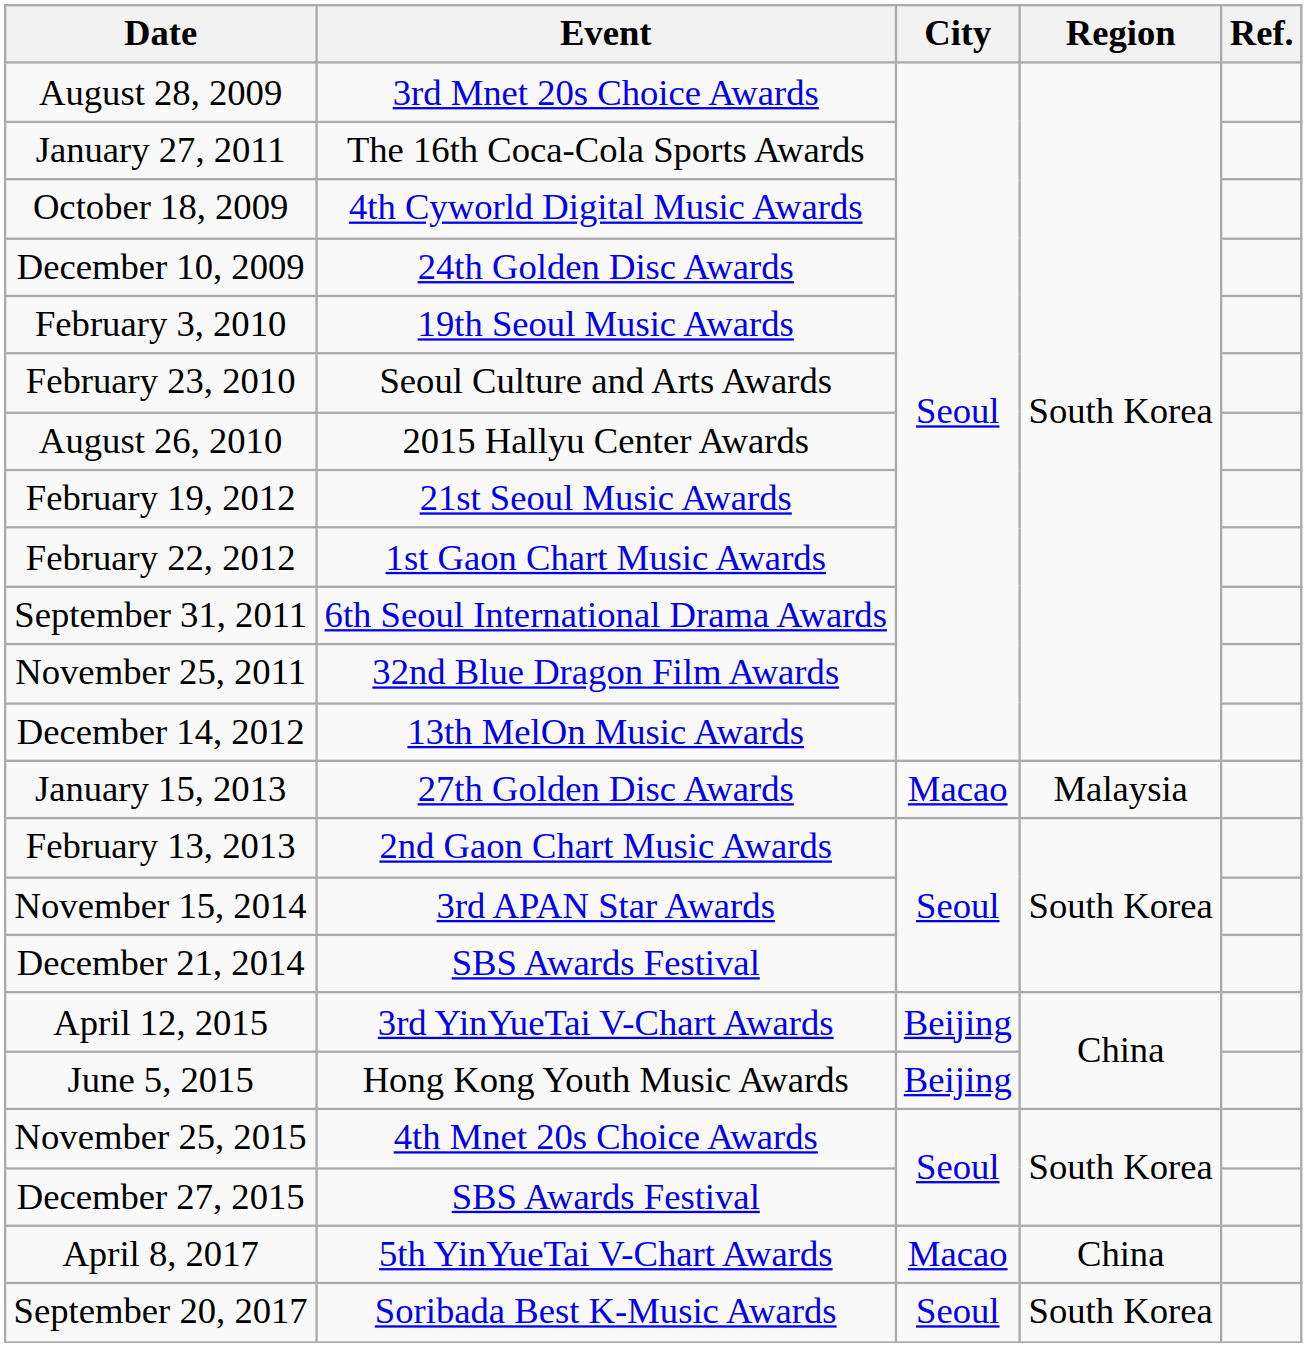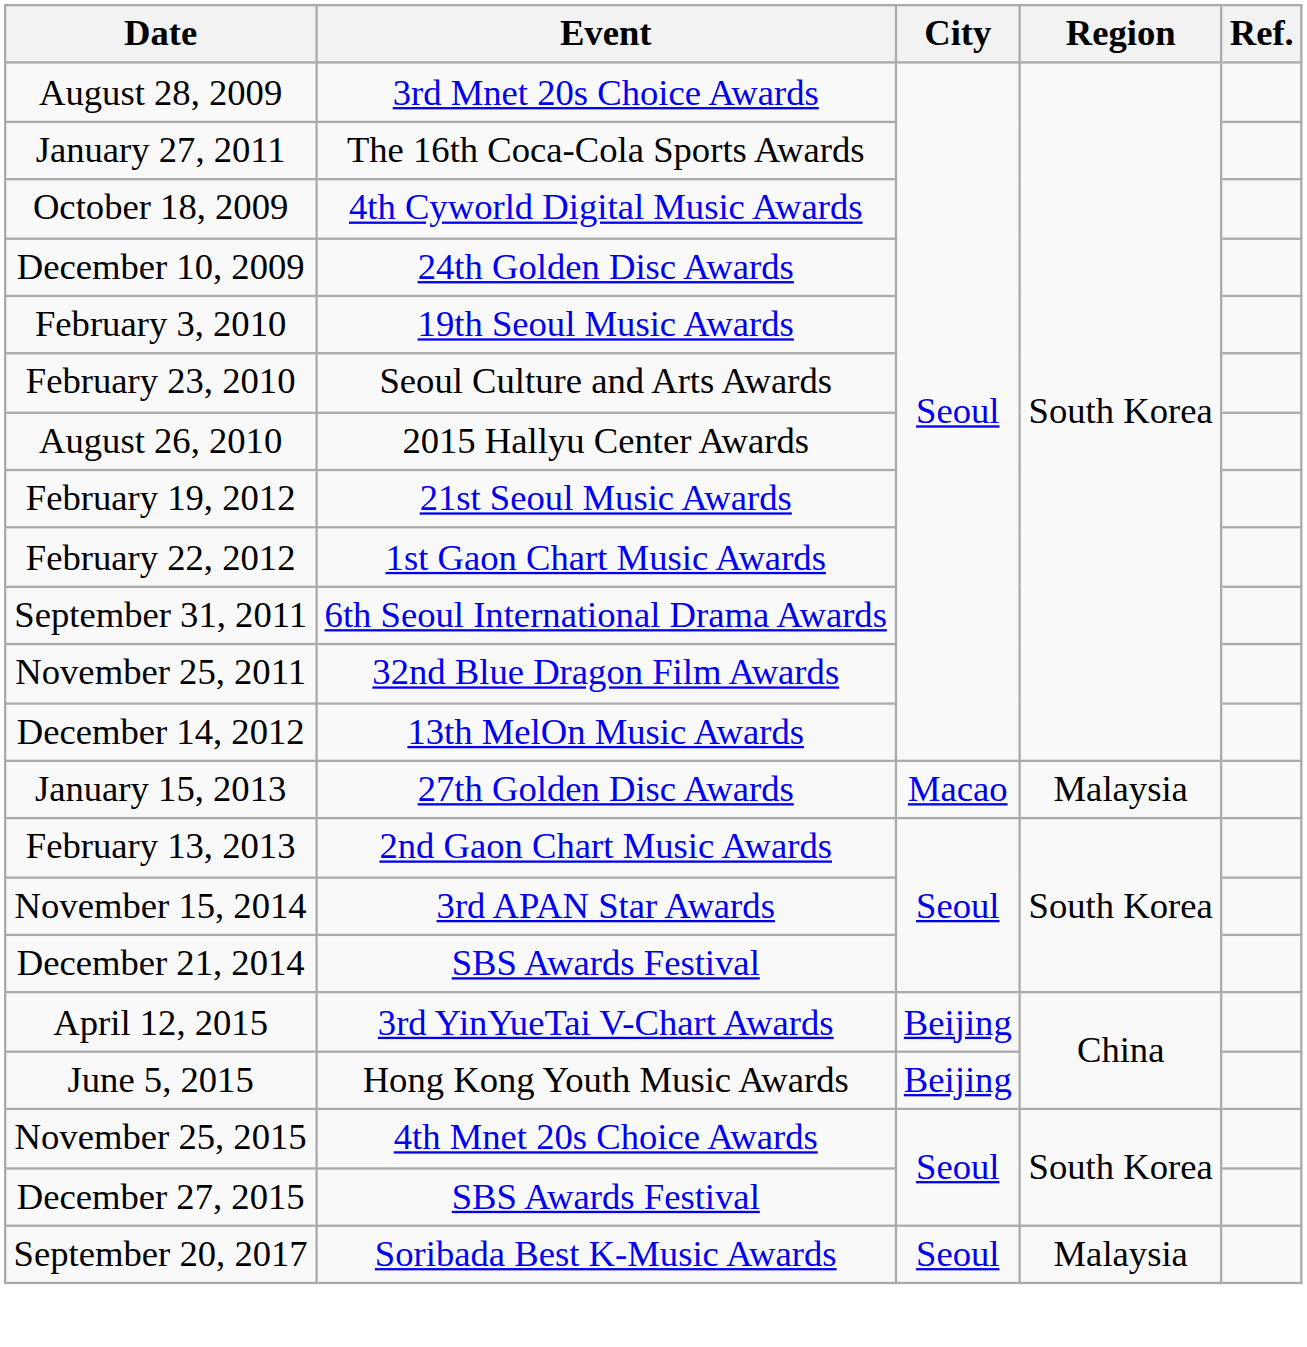- row: (161, 1253)
(1121, 1311) South Korea -> (1121, 1253) Malaysia
